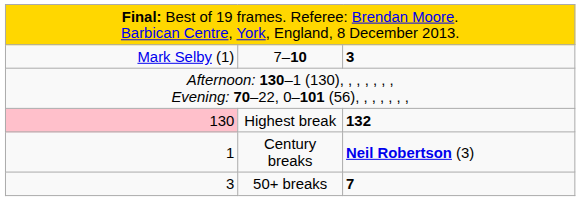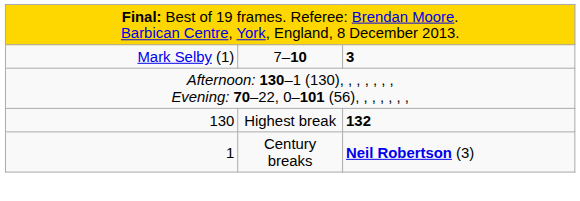(222, 121) pink background -> (222, 121) no background
- row: (290, 184)
